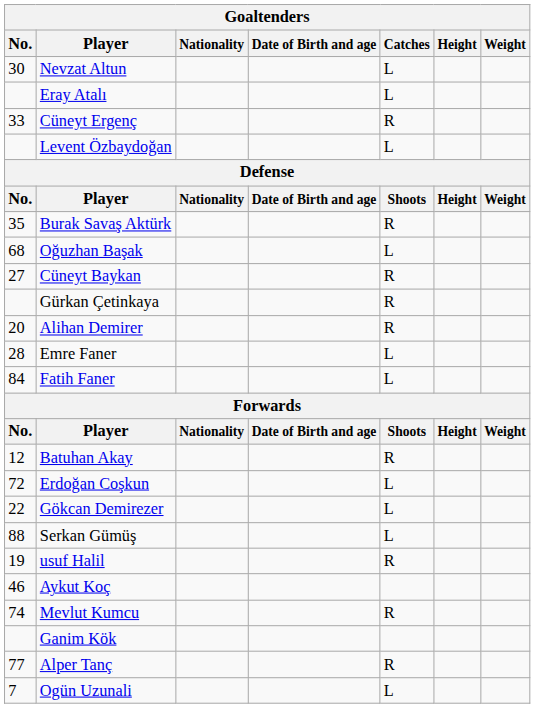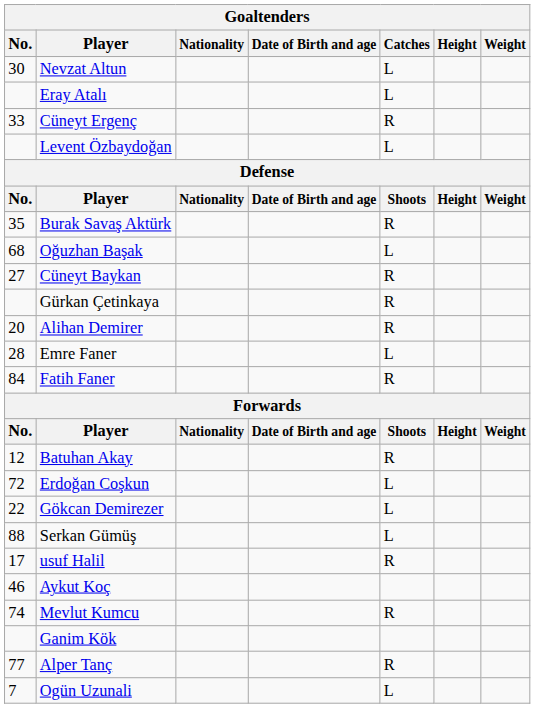(389, 379) L -> (389, 379) R
(16, 560) 19 -> (16, 560) 17
